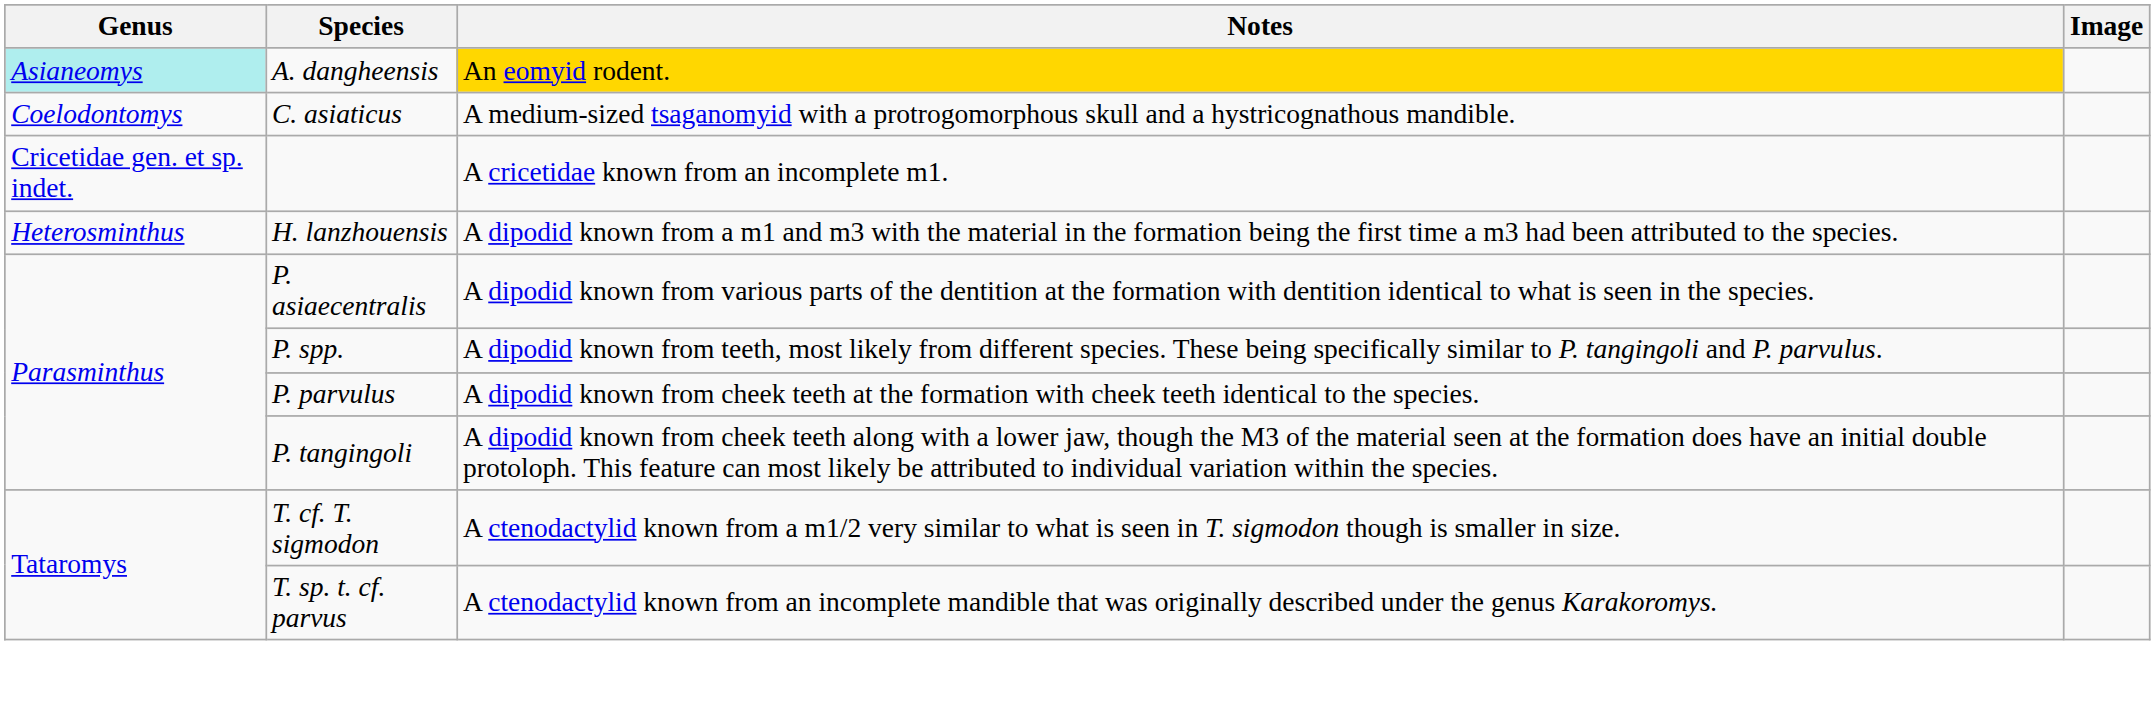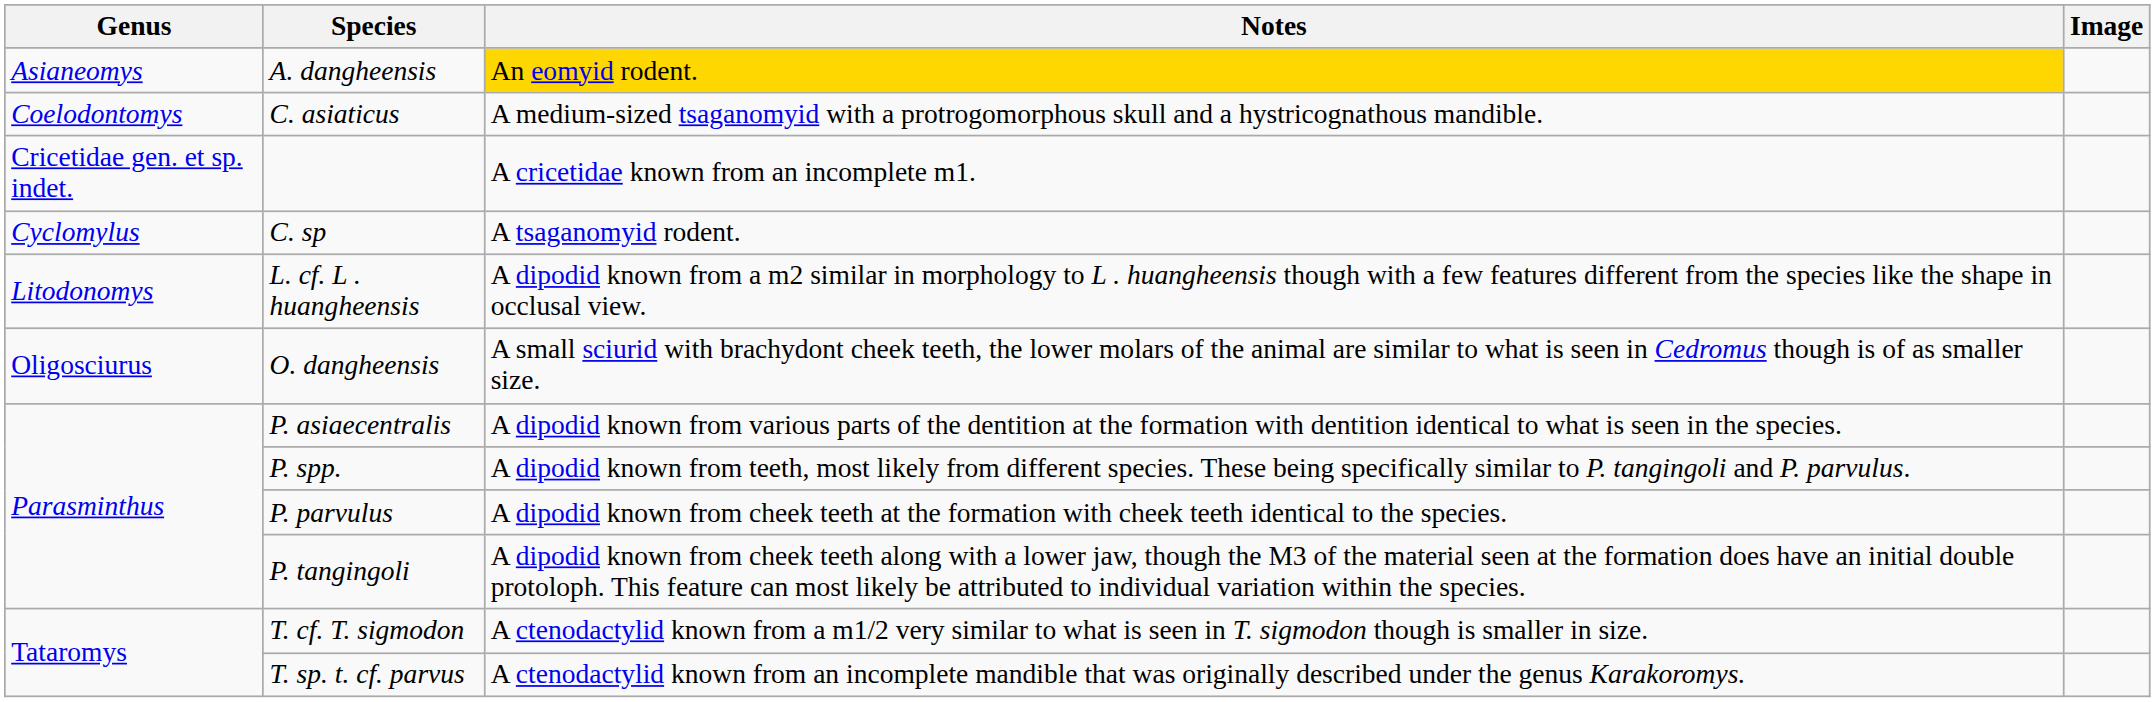(77, 69) paleturquoise background -> (77, 69) no background
+ row: (298, 231)
- row: (360, 231)
+ row: (344, 290)
+ row: (354, 365)
